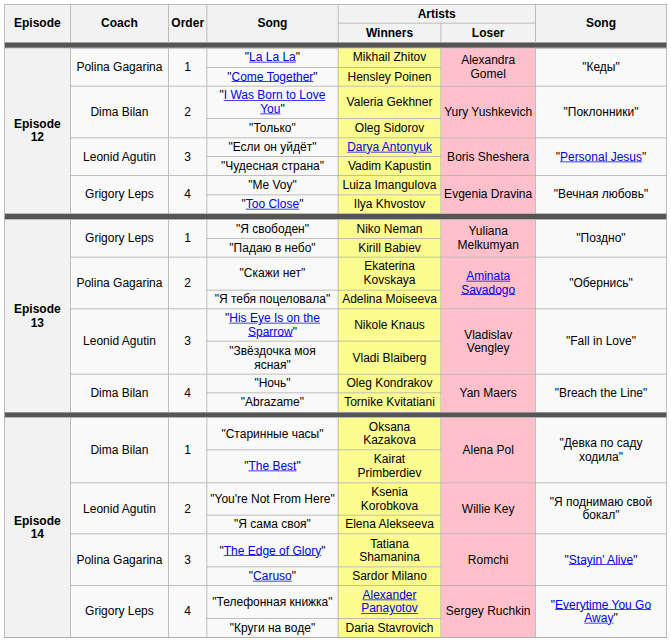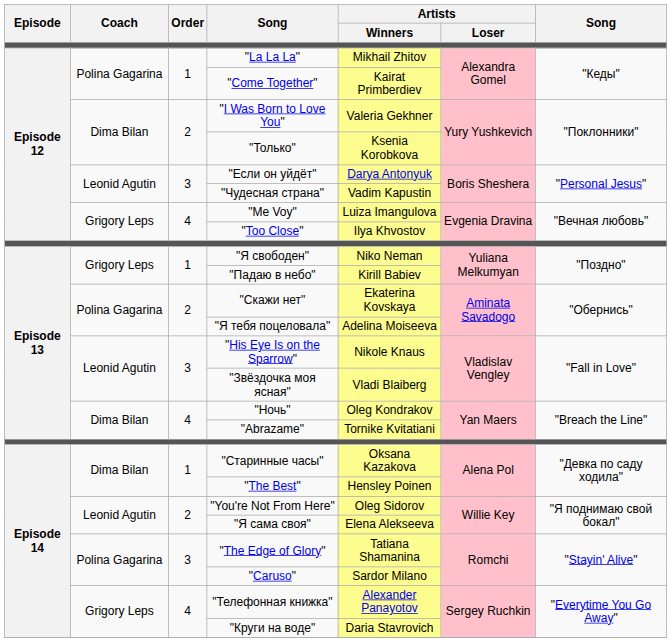(390, 76) Hensley Poinen -> (390, 83) Kairat Primberdiev
(390, 128) Oleg Sidorov -> (390, 148) Ksenia Korobkova
(390, 466) Kairat Primberdiev -> (390, 486) Hensley Poinen
(390, 498) Ksenia Korobkova -> (390, 505) Oleg Sidorov
